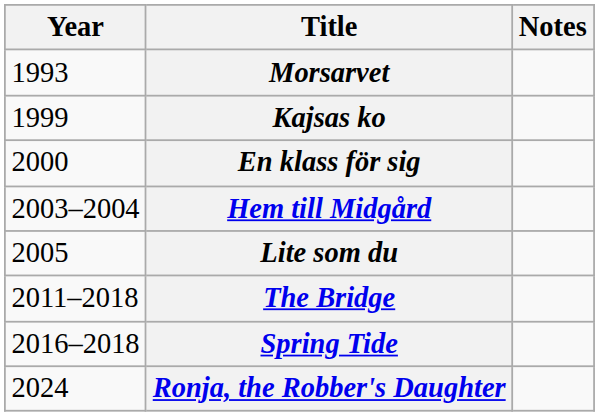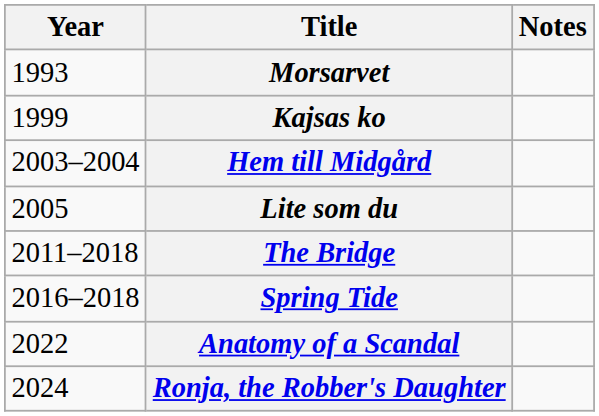- row: (329, 162)
+ row: (329, 343)
